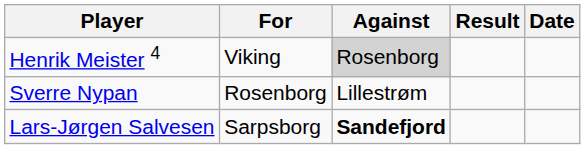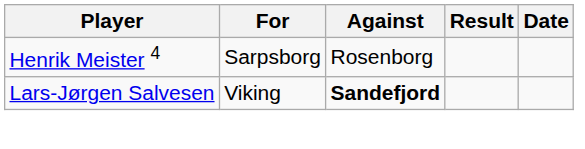(253, 57) Viking -> (273, 57) Sarpsborg
(388, 57) lightgrey background -> (382, 57) no background
- row: (74, 93)
(273, 126) Sarpsborg -> (253, 93) Viking
